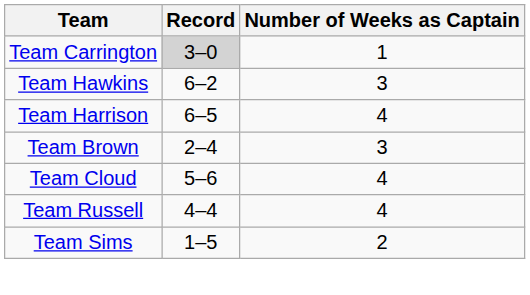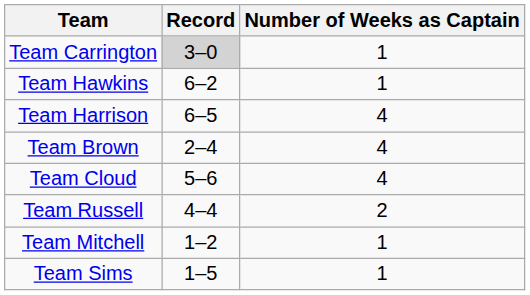(382, 83) 3 -> (382, 83) 1
(382, 147) 3 -> (382, 147) 4
(382, 210) 4 -> (382, 210) 2
+ row: (83, 242)
(382, 242) 2 -> (382, 274) 1
